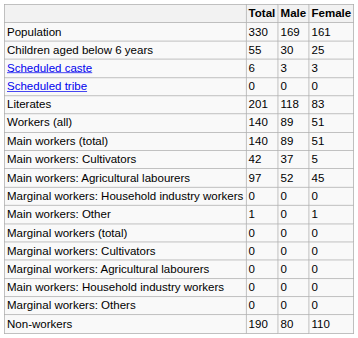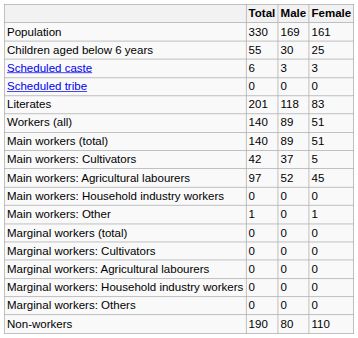rows swapped: (116, 287) <-> (125, 196)
